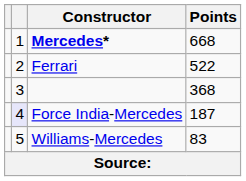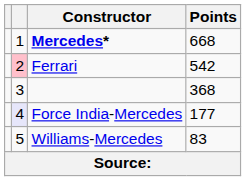(20, 65) no background -> (20, 65) pink background
(203, 65) 522 -> (203, 65) 542
(203, 114) 187 -> (203, 114) 177
